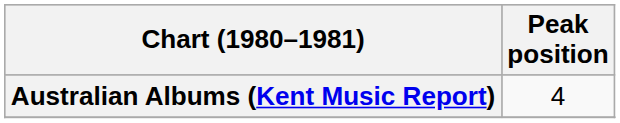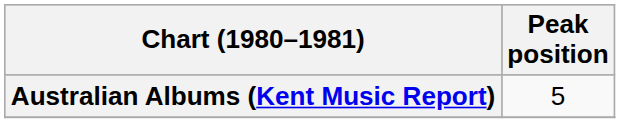(558, 95) 4 -> (558, 95) 5
